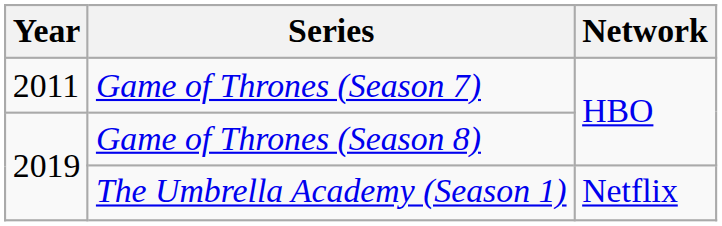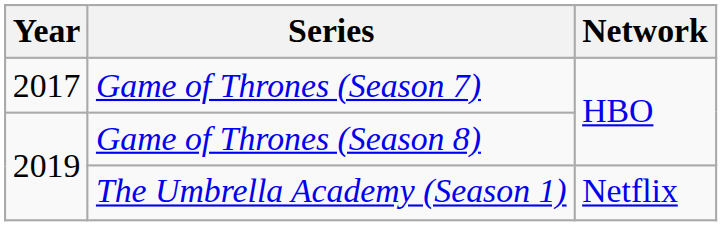(46, 84) 2011 -> (47, 84) 2017
